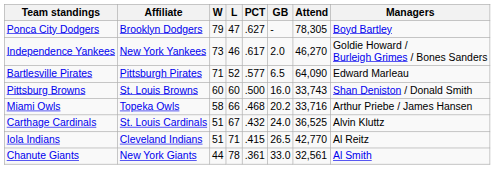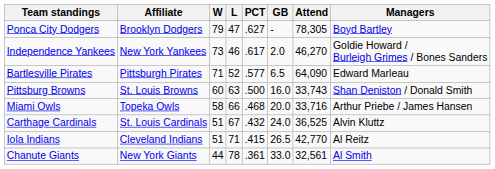(234, 90) 60 -> (234, 90) 63
(280, 106) 20.2 -> (280, 106) 20.0
